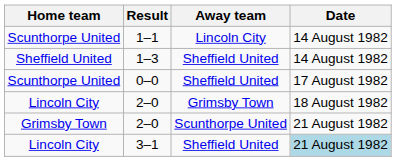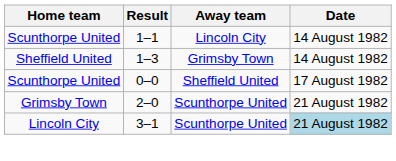(231, 59) Sheffield United -> (231, 59) Grimsby Town
- row: (64, 102)
(231, 145) Sheffield United -> (231, 123) Scunthorpe United
